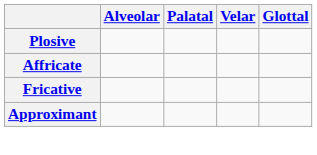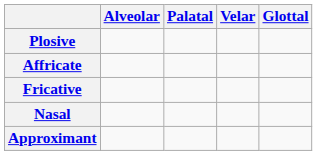+ row: (52, 114)
